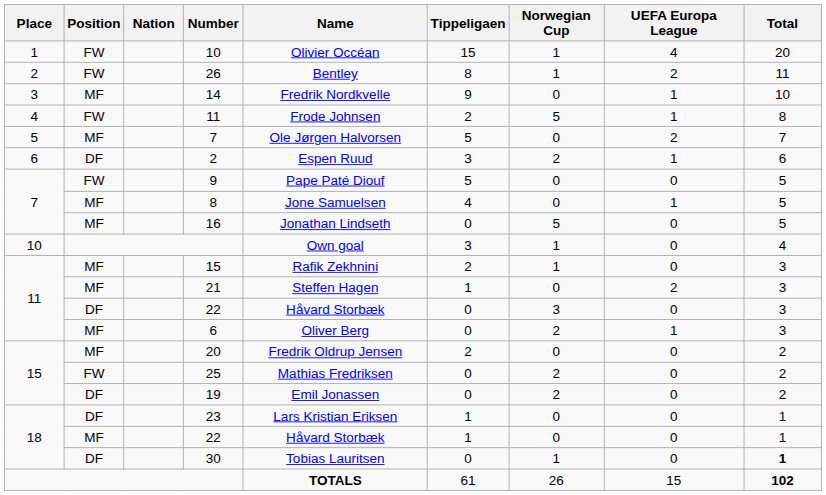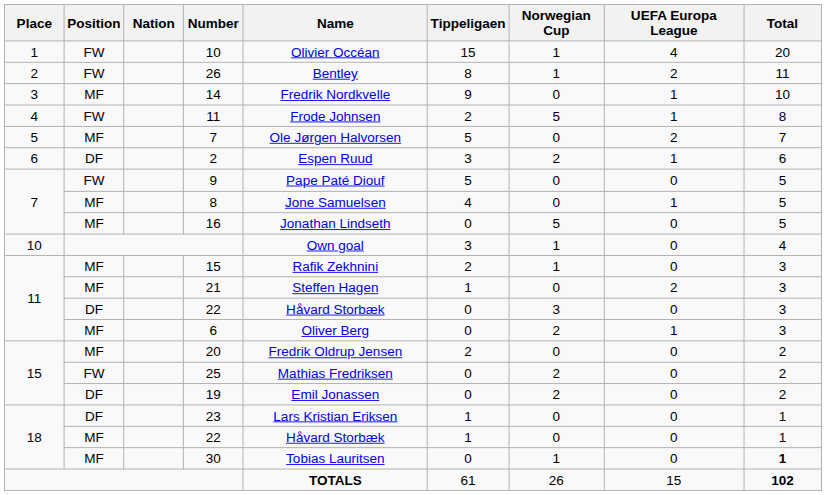(94, 459) DF -> (94, 459) MF
